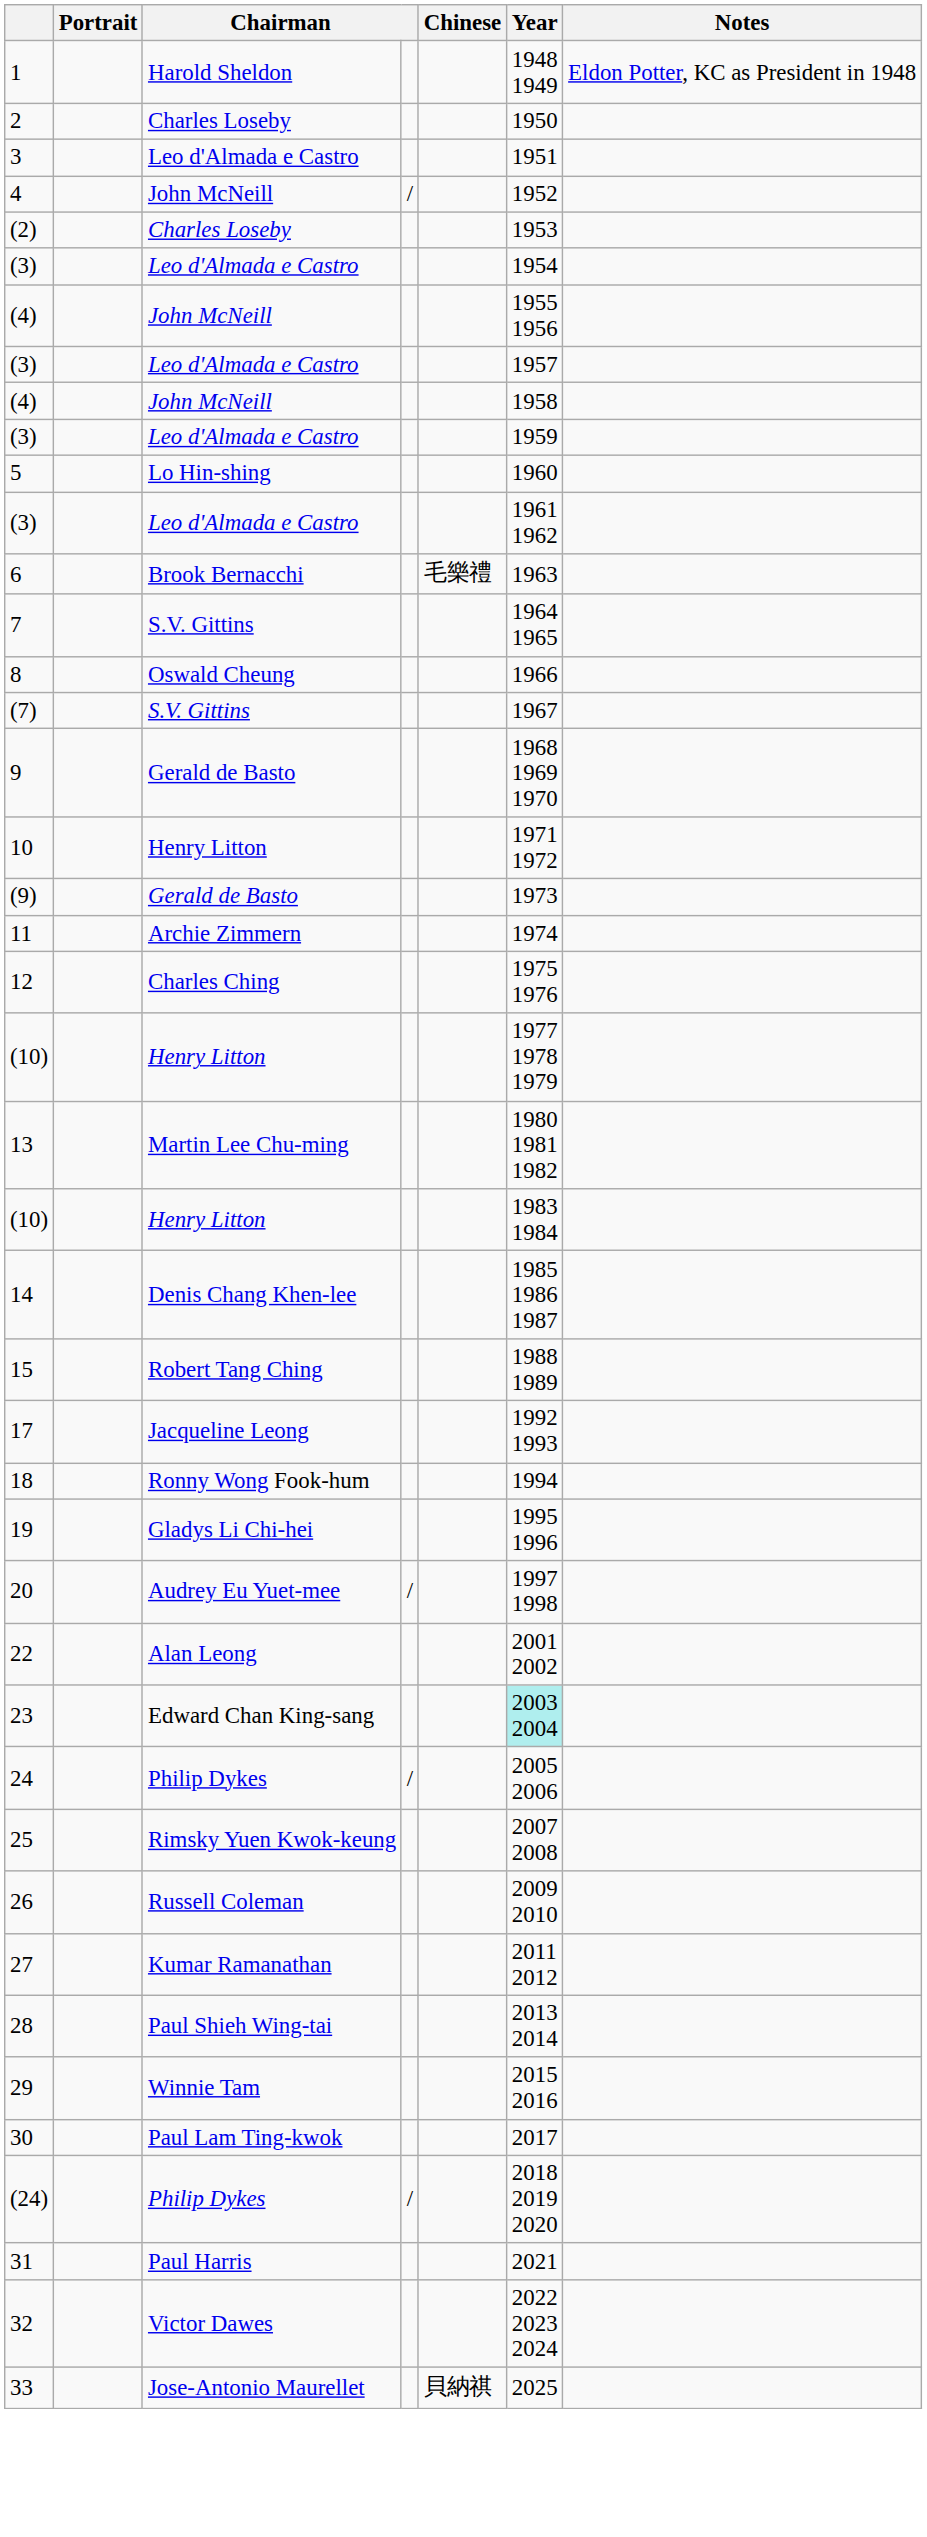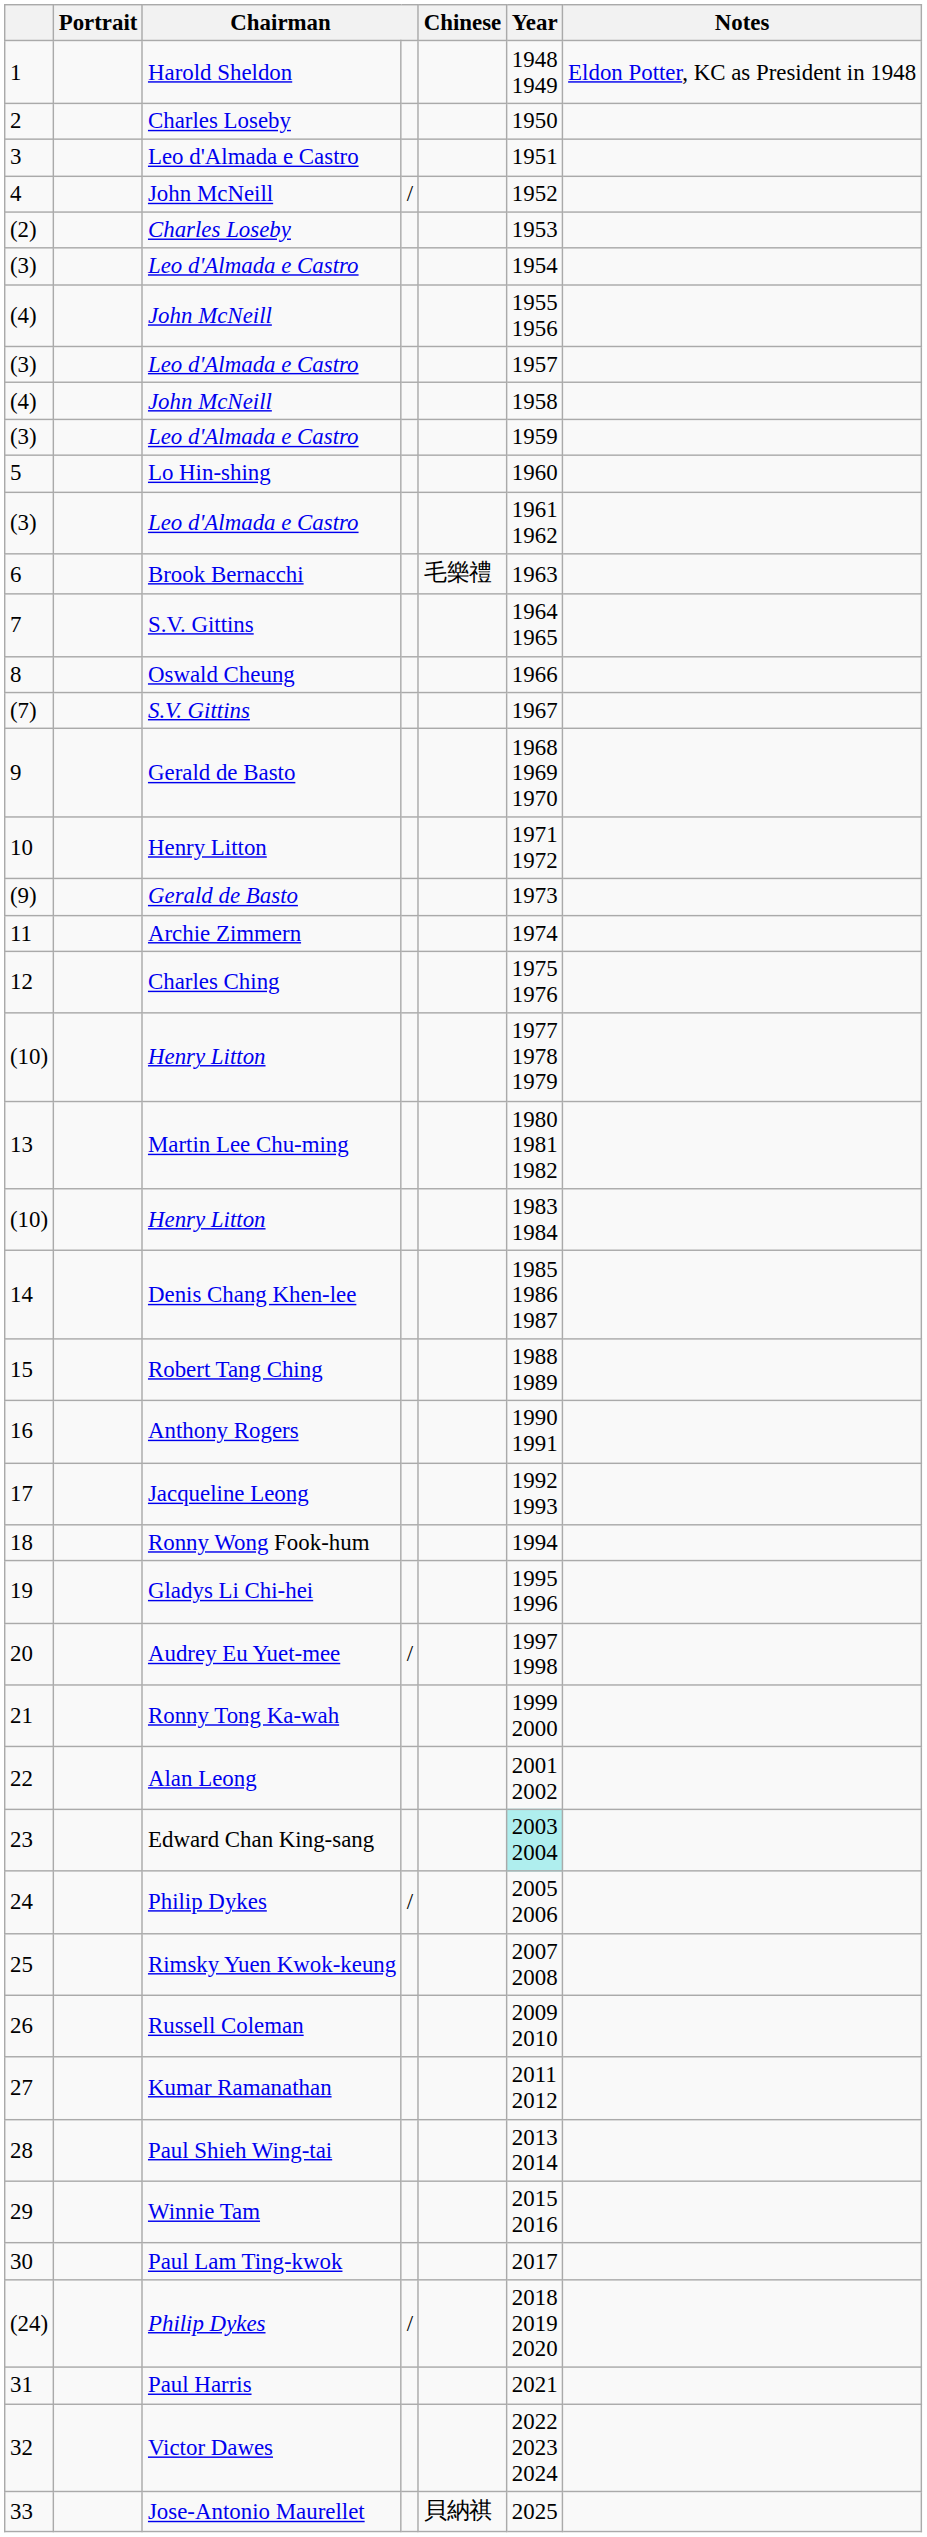+ row: (21, 1431)
+ row: (21, 1715)
